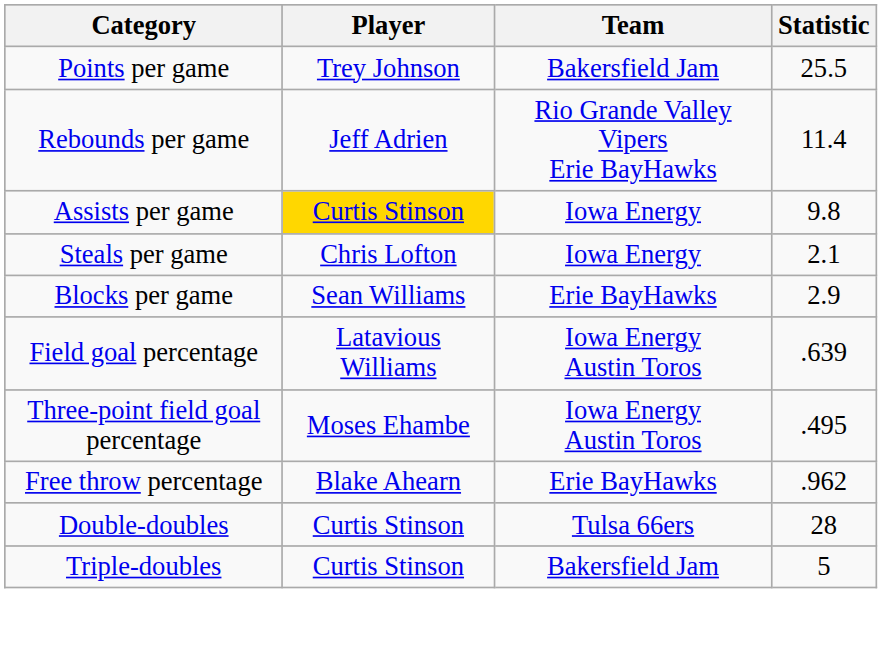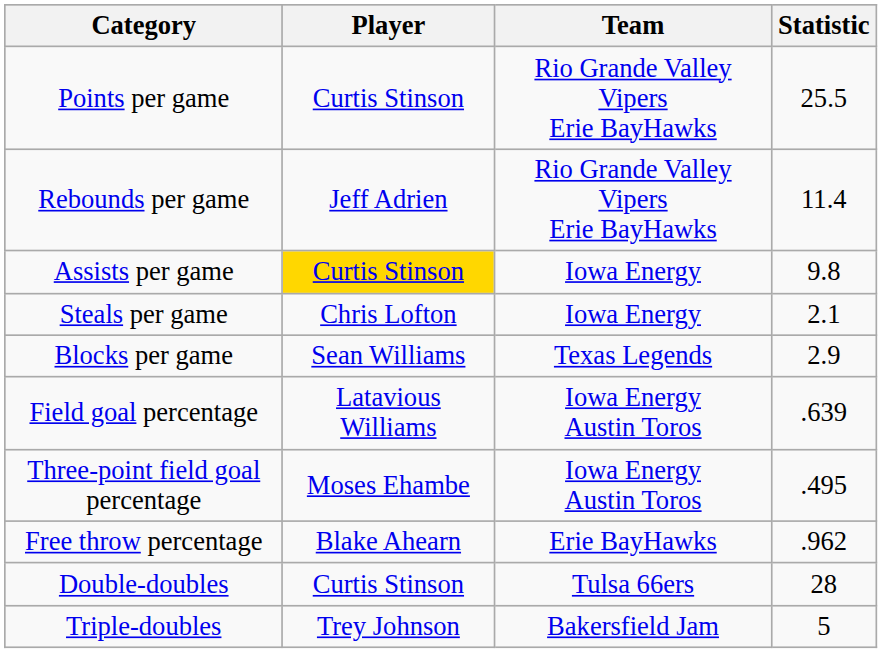(388, 67) Trey Johnson -> (388, 97) Curtis Stinson
(633, 67) Bakersfield Jam -> (633, 97) Rio Grande Valley Vipers Erie BayHawks
(633, 295) Erie BayHawks -> (633, 355) Texas Legends
(388, 566) Curtis Stinson -> (388, 626) Trey Johnson
